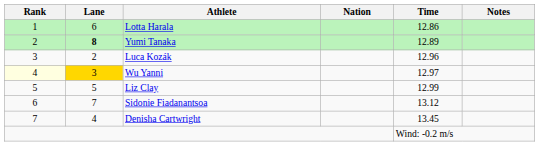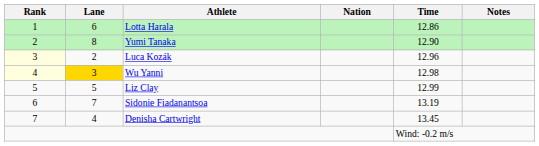(94, 42) bold -> (94, 42) normal
(428, 42) 12.89 -> (428, 42) 12.90
(35, 57) no background -> (35, 57) lightyellow background
(428, 73) 12.97 -> (428, 73) 12.98
(428, 103) 13.12 -> (428, 103) 13.19
